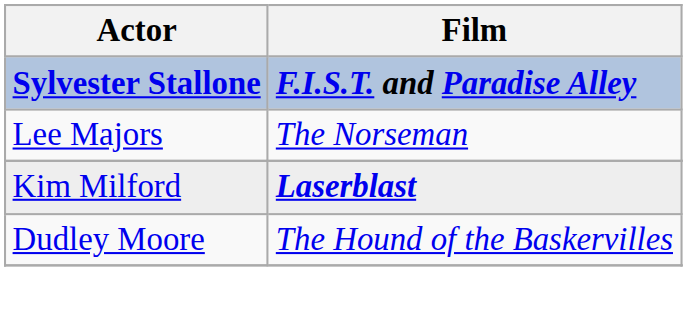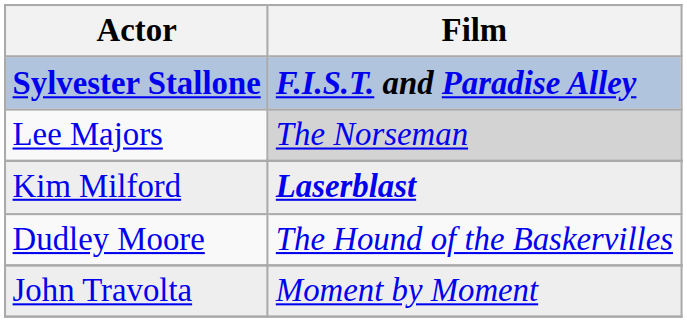(372, 134) no background -> (372, 134) lightgrey background
+ row: (102, 290)
